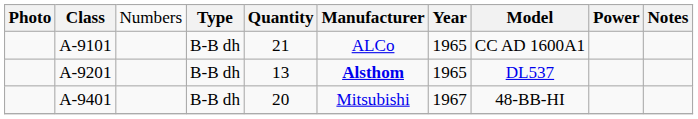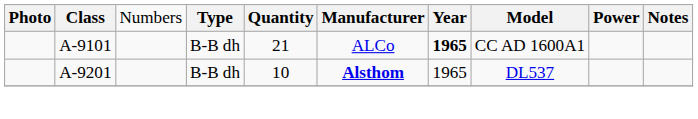(450, 45) normal -> (450, 45) bold
(281, 72) 13 -> (281, 72) 10
- row: (85, 99)
